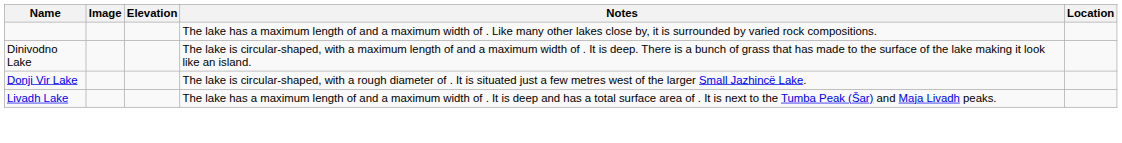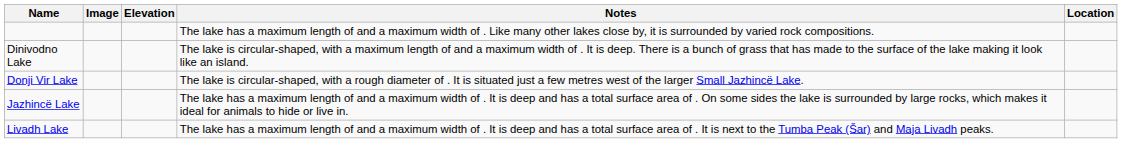+ row: (43, 104)
